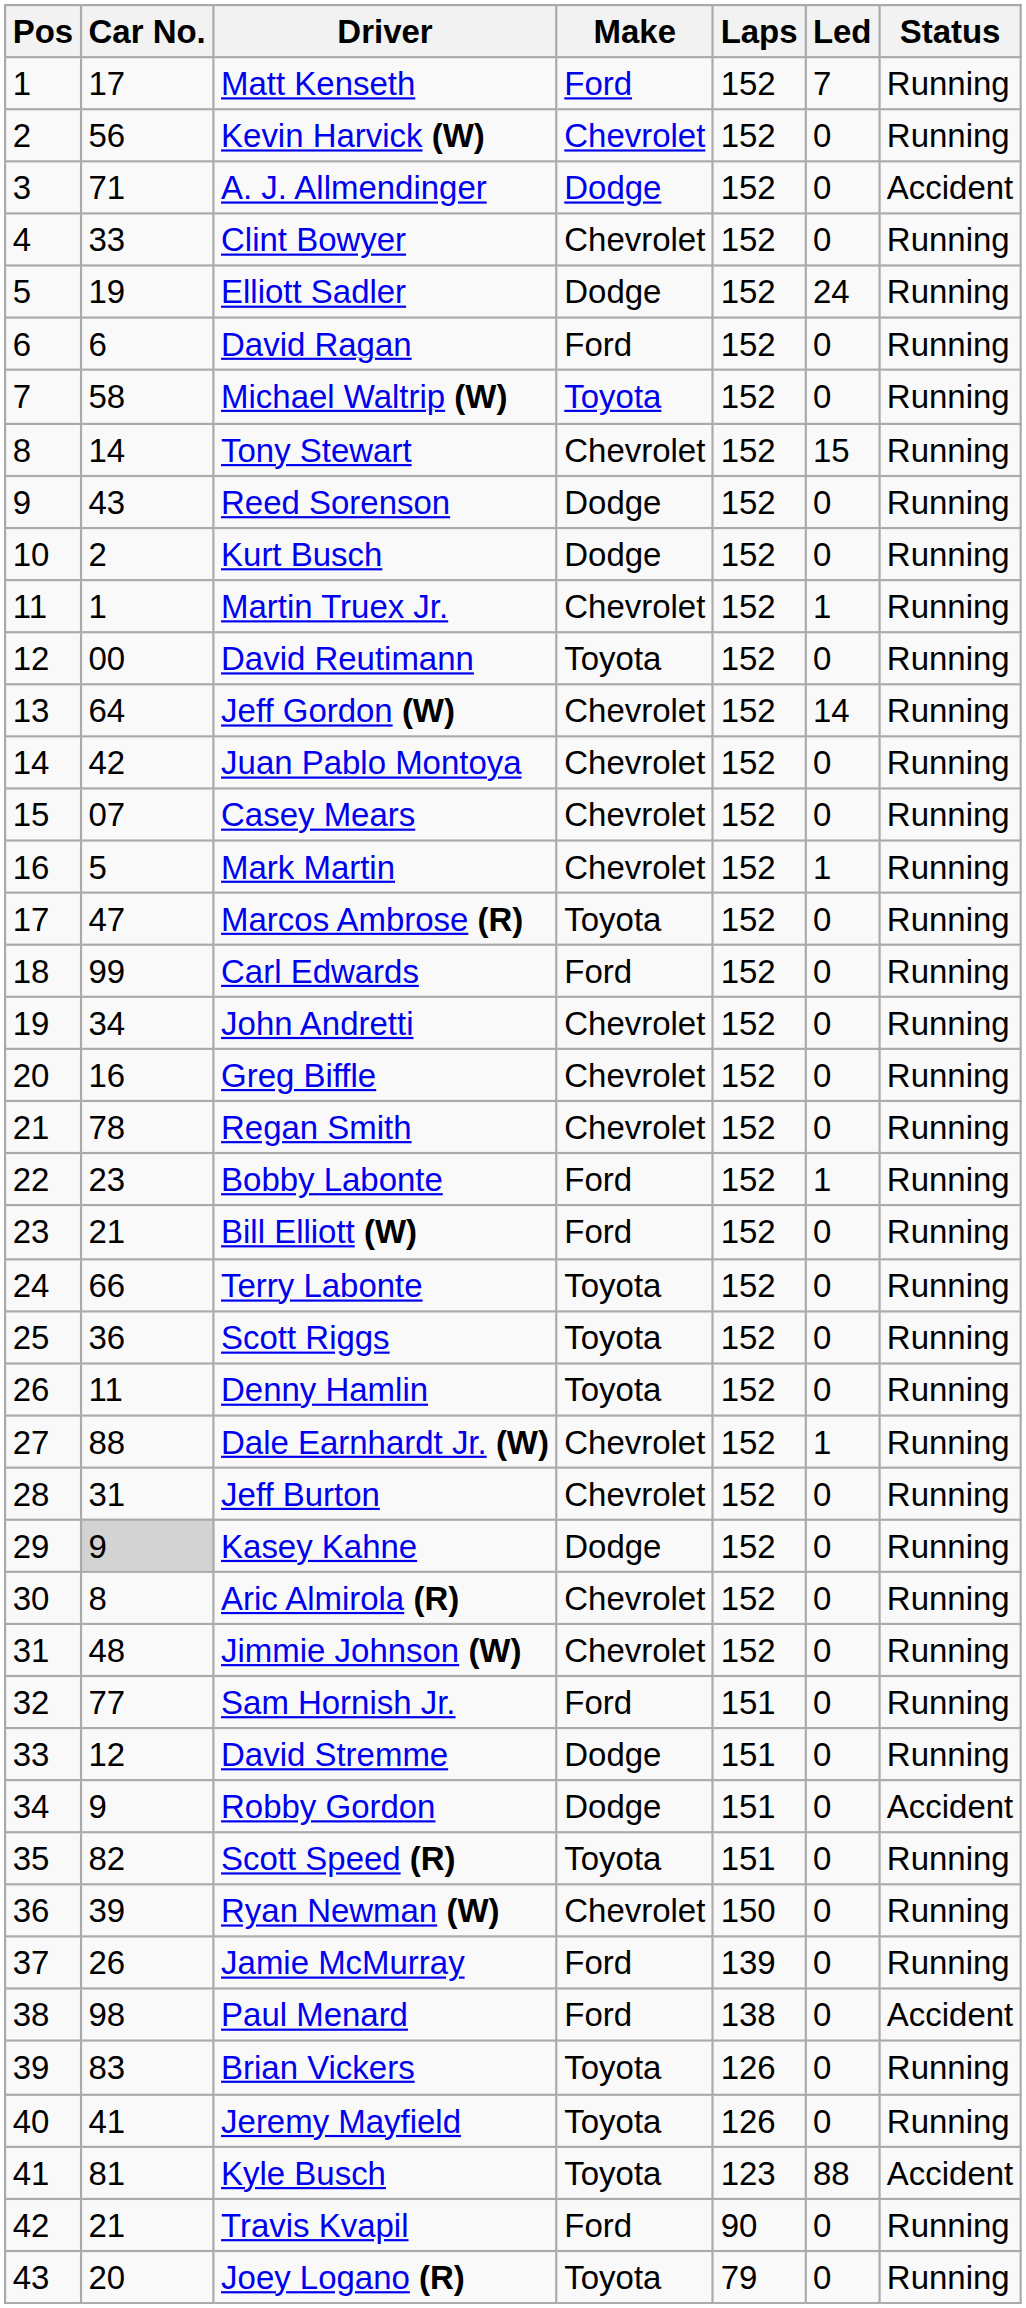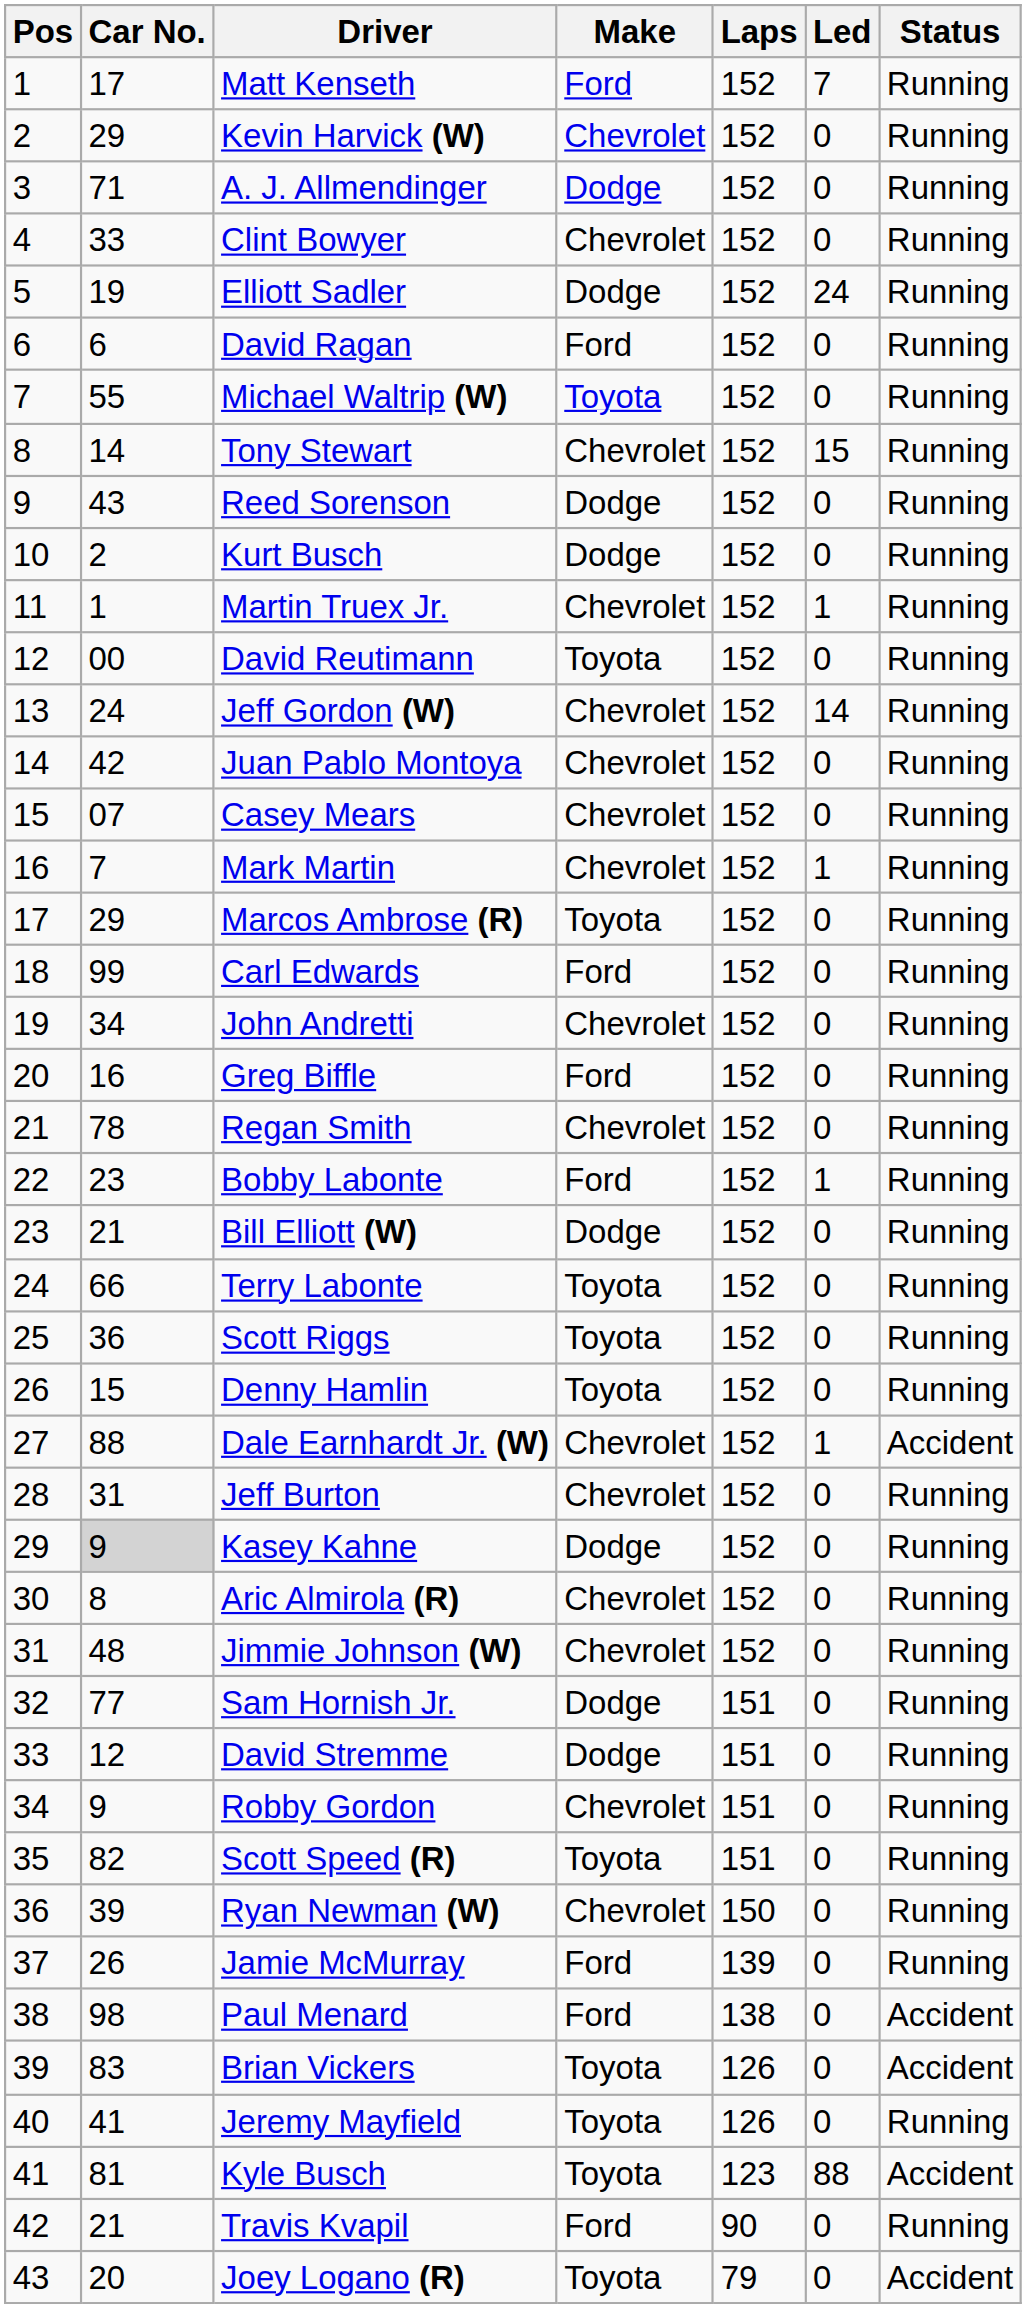(107, 136) 56 -> (107, 136) 29
(950, 188) Accident -> (948, 188) Running
(107, 397) 58 -> (107, 397) 55
(107, 710) 64 -> (107, 710) 24
(98, 867) 5 -> (98, 867) 7
(107, 919) 47 -> (107, 919) 29
(635, 1076) Chevrolet -> (598, 1076) Ford
(598, 1232) Ford -> (613, 1232) Dodge
(106, 1389) 11 -> (107, 1389) 15
(948, 1441) Running -> (950, 1441) Accident
(598, 1702) Ford -> (613, 1702) Dodge
(613, 1807) Dodge -> (635, 1807) Chevrolet
(950, 1807) Accident -> (948, 1807) Running
(948, 2068) Running -> (950, 2068) Accident
(948, 2277) Running -> (950, 2277) Accident
